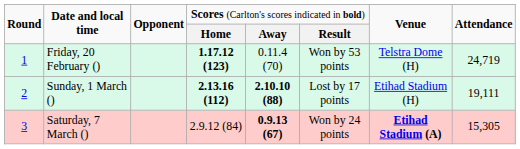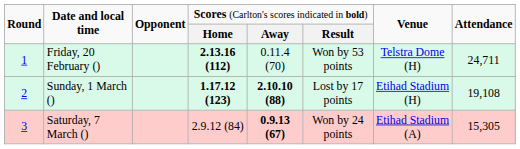(216, 60) 1.17.12 (123) -> (218, 60) 2.13.16 (112)
(484, 60) 24,719 -> (484, 60) 24,711
(216, 93) 2.13.16 (112) -> (218, 93) 1.17.12 (123)
(484, 93) 19,111 -> (484, 93) 19,108
(411, 127) bold -> (413, 127) normal
